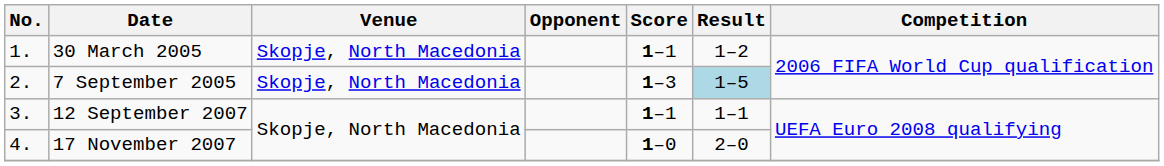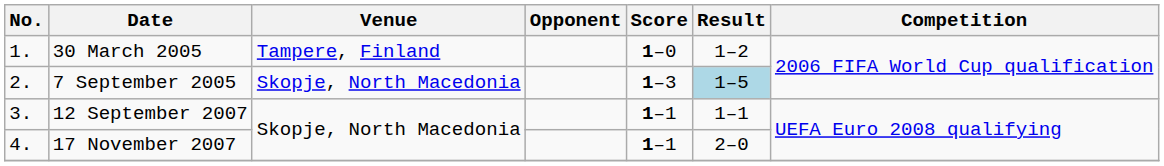(389, 51) Skopje, North Macedonia -> (349, 51) Tampere, Finland
(659, 51) 1–1 -> (659, 51) 1–0
(659, 145) 1–0 -> (659, 145) 1–1
